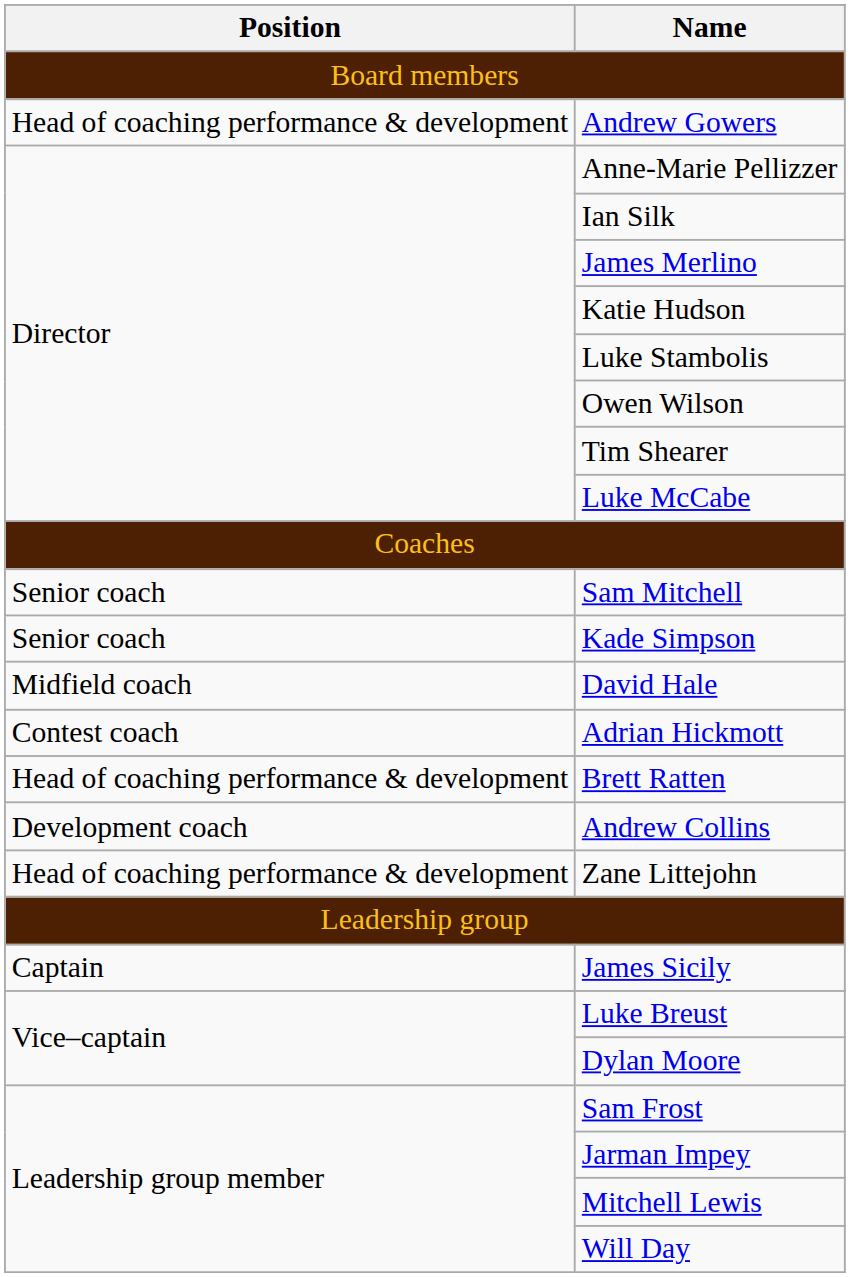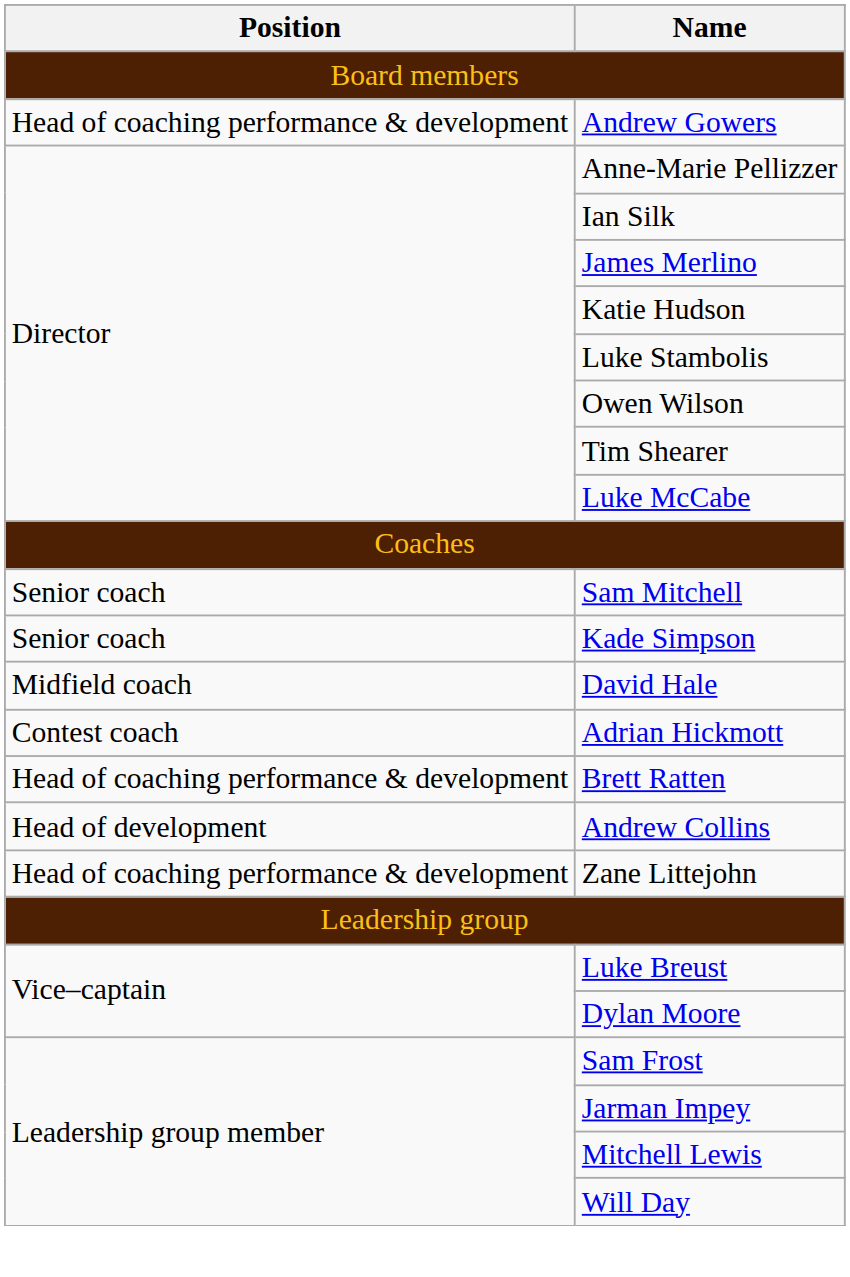(130, 826) Development coach -> (139, 826) Head of development
- row: (656, 966)
